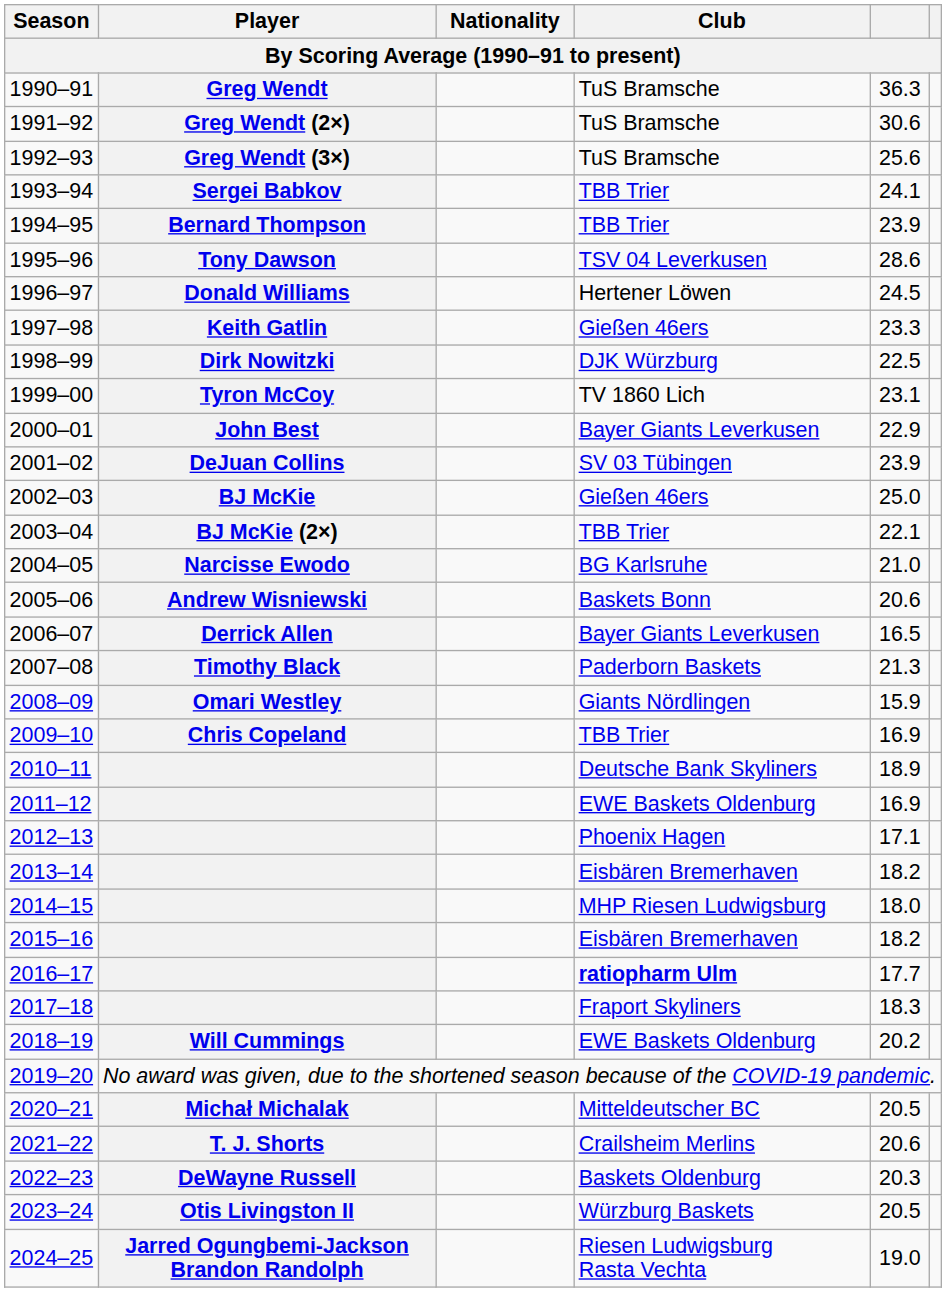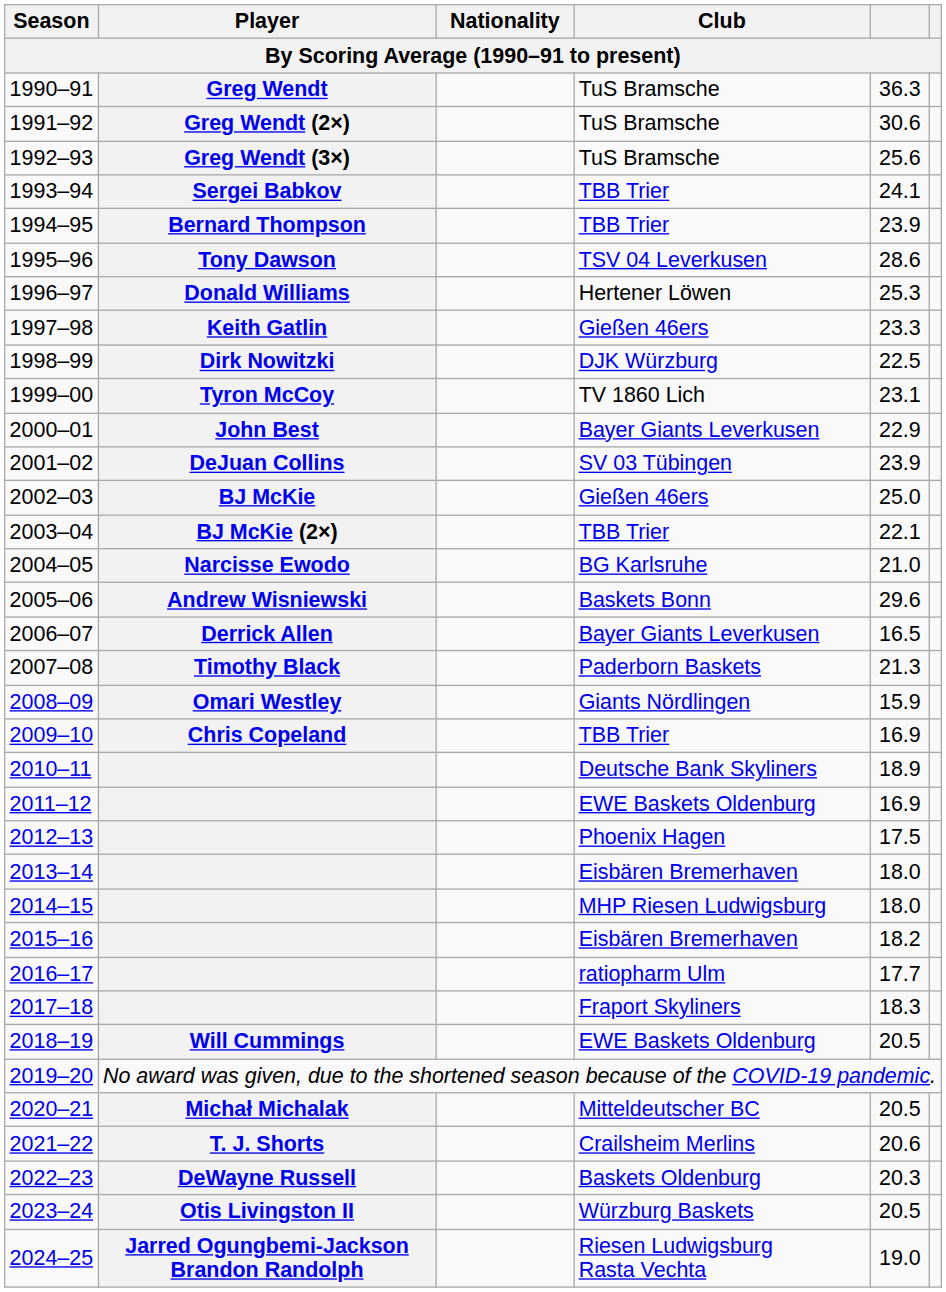(900, 293) 24.5 -> (900, 293) 25.3
(900, 599) 20.6 -> (900, 599) 29.6
(900, 837) 17.1 -> (900, 837) 17.5
(900, 871) 18.2 -> (900, 871) 18.0
(658, 973) bold -> (652, 973) normal
(900, 1041) 20.2 -> (900, 1041) 20.5
